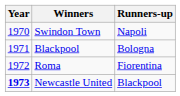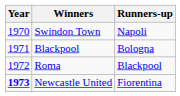(140, 65) Fiorentina -> (140, 65) Blackpool
(140, 83) Blackpool -> (140, 83) Fiorentina
